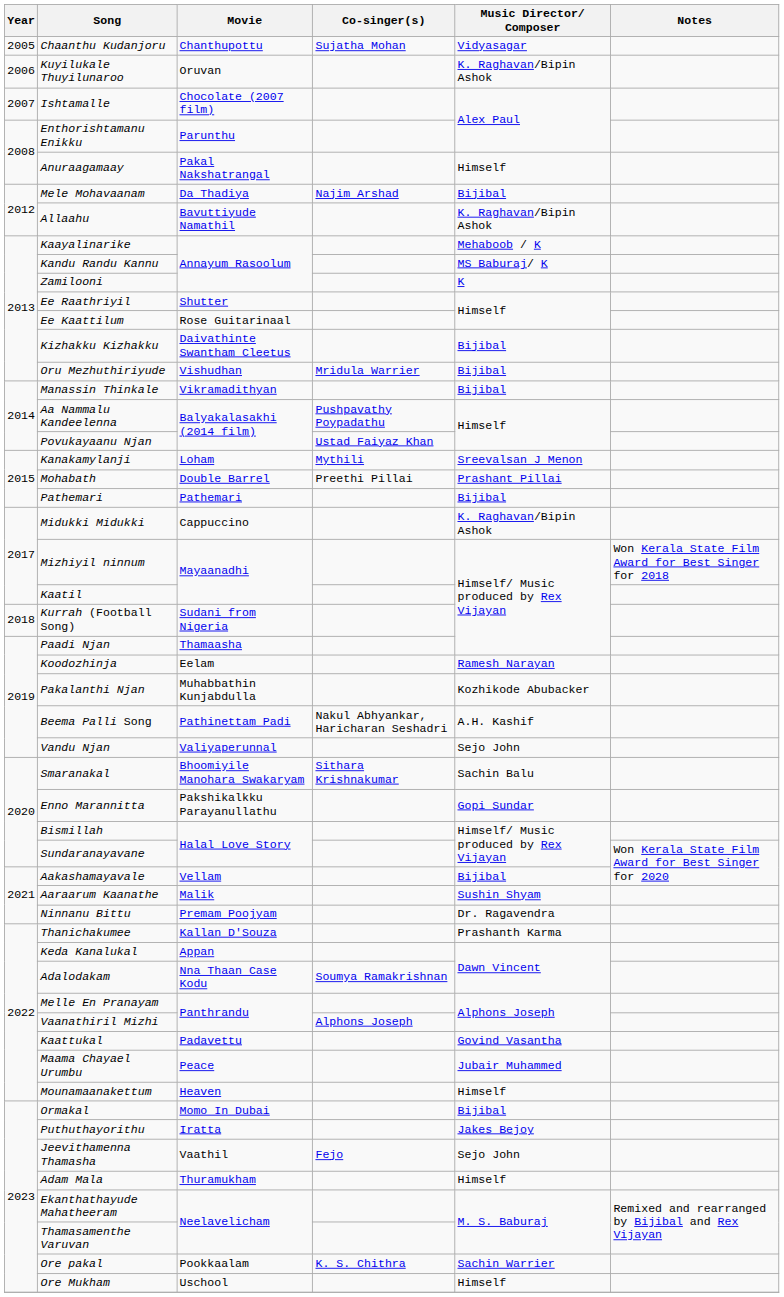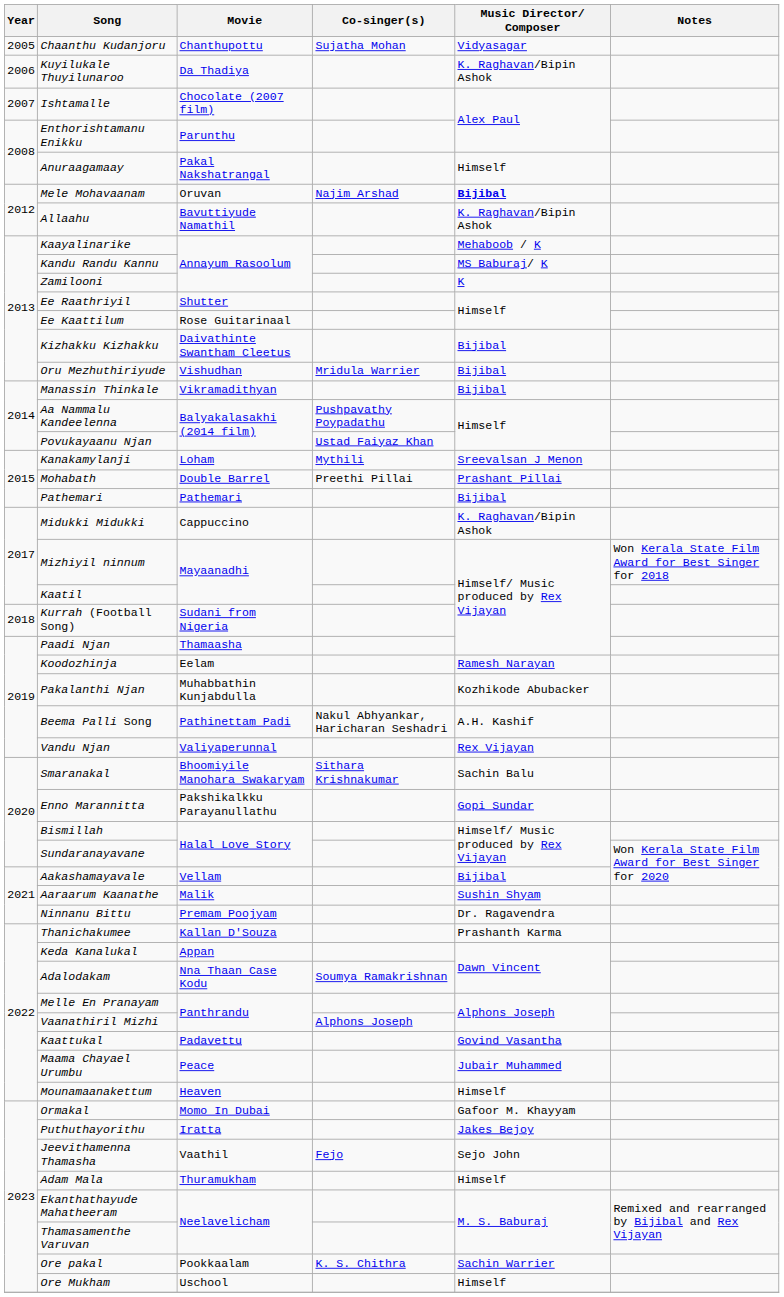(200, 72) Oruvan -> (214, 72) Da Thadiya
(214, 194) Da Thadiya -> (200, 194) Oruvan
(482, 194) normal -> (482, 194) bold
(489, 748) Sejo John -> (496, 748) Rex Vijayan
(482, 1111) Bijibal -> (517, 1111) Gafoor M. Khayyam
